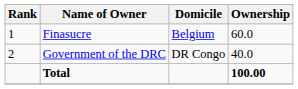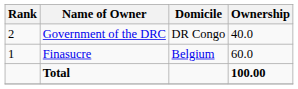rows swapped: (67, 34) <-> (104, 53)
